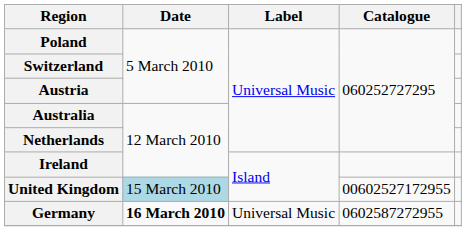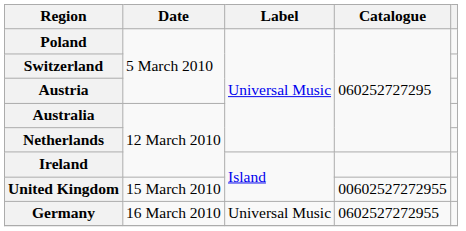(173, 189) lightblue background -> (173, 189) no background
(397, 189) 00602527172955 -> (393, 189) 00602527272955
(175, 213) bold -> (173, 213) normal
(393, 213) 0602587272955 -> (389, 213) 0602527272955
